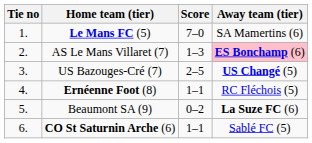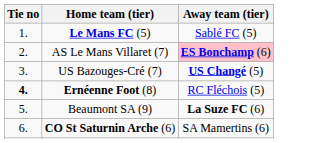- column: (195, 14)
(260, 33) SA Mamertins (6) -> (226, 33) Sablé FC (5)
(23, 90) normal -> (23, 90) bold
(260, 128) Sablé FC (5) -> (226, 128) SA Mamertins (6)
